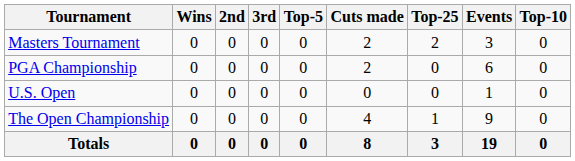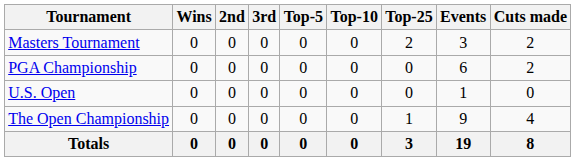columns swapped: (543, 17) <-> (367, 17)
